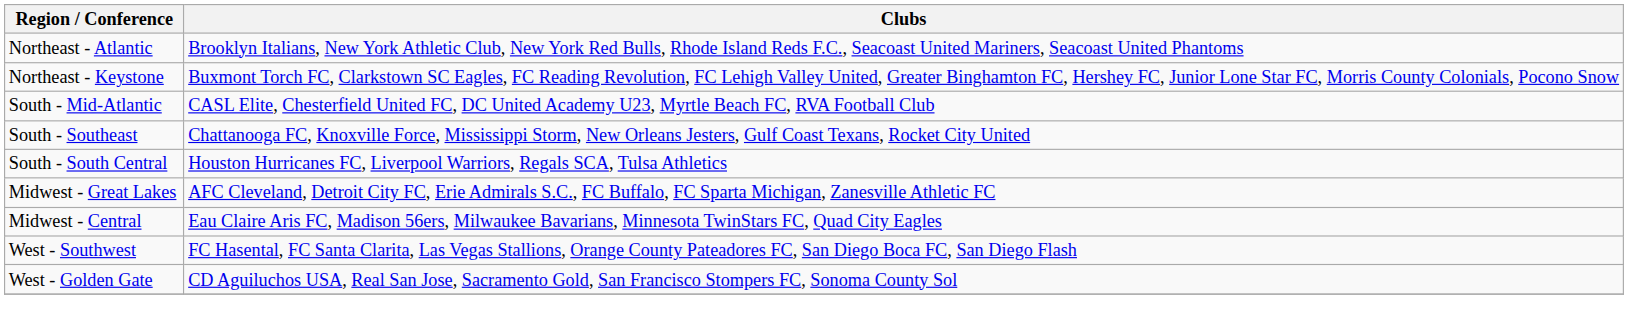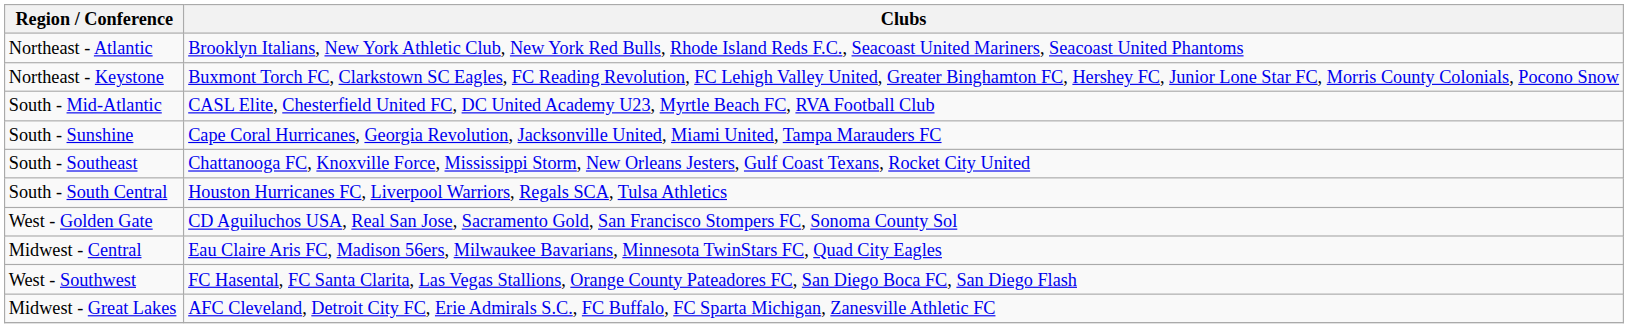+ row: (71, 134)
rows swapped: (93, 192) <-> (81, 279)
